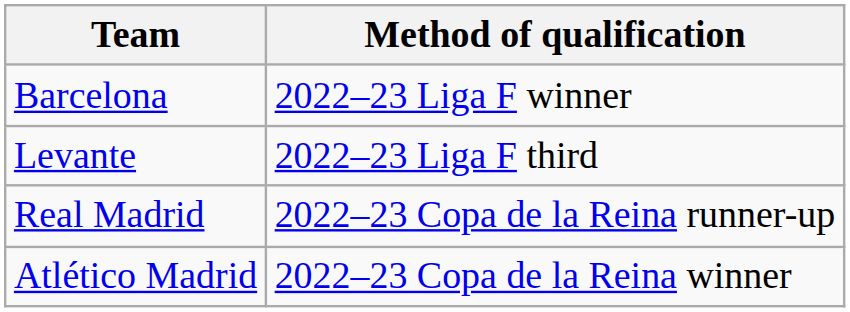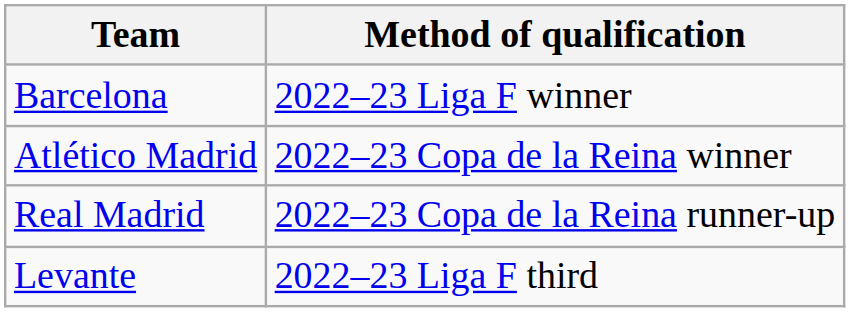rows swapped: (136, 275) <-> (75, 154)
